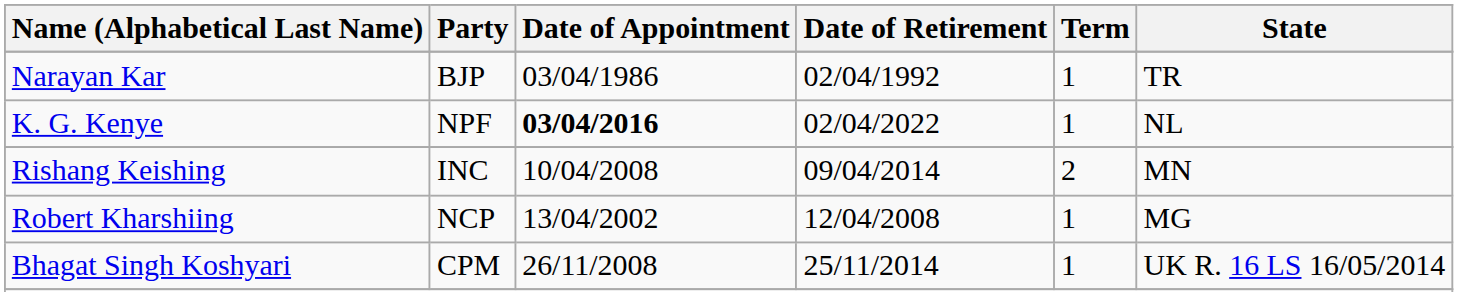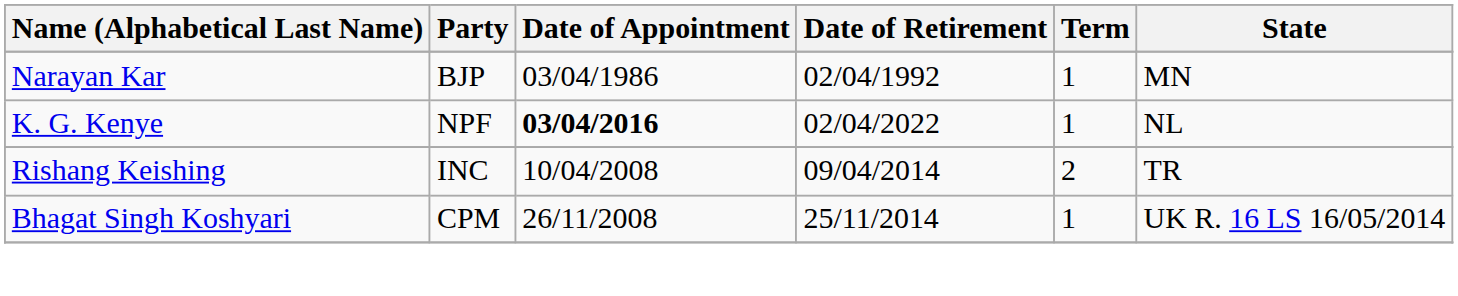(1163, 75) TR -> (1168, 75) MN
(1168, 170) MN -> (1163, 170) TR
- row: (123, 218)
